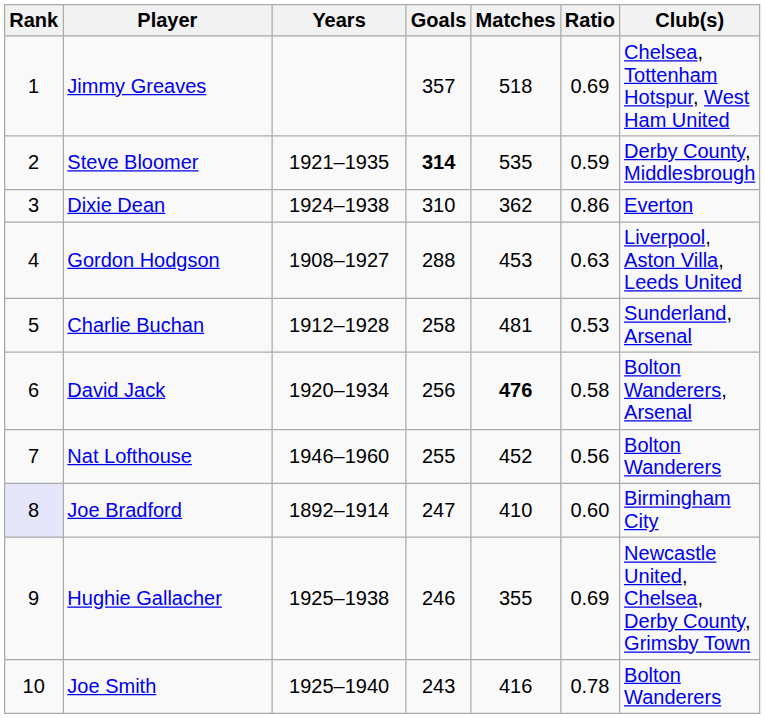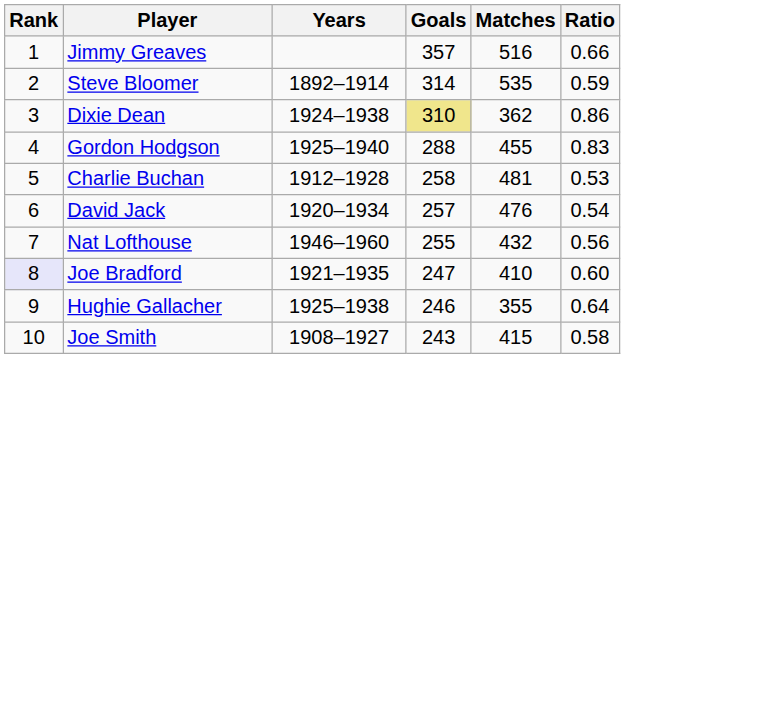- column: (690, 20)
(516, 85) 518 -> (516, 52) 516
(590, 85) 0.69 -> (590, 52) 0.66
(339, 162) 1921–1935 -> (339, 83) 1892–1914
(439, 162) bold -> (439, 83) normal
(439, 205) no background -> (439, 115) khaki background
(339, 259) 1908–1927 -> (339, 147) 1925–1940
(516, 259) 453 -> (516, 147) 455
(590, 259) 0.63 -> (590, 147) 0.83
(439, 390) 256 -> (439, 210) 257
(516, 390) bold -> (516, 210) normal
(590, 390) 0.58 -> (590, 210) 0.54
(516, 456) 452 -> (516, 242) 432
(339, 510) 1892–1914 -> (339, 274) 1921–1935
(590, 598) 0.69 -> (590, 305) 0.64
(339, 686) 1925–1940 -> (339, 337) 1908–1927
(516, 686) 416 -> (516, 337) 415
(590, 686) 0.78 -> (590, 337) 0.58
